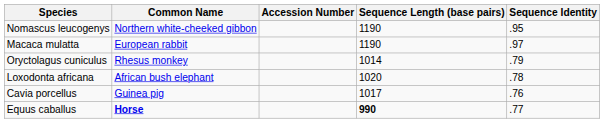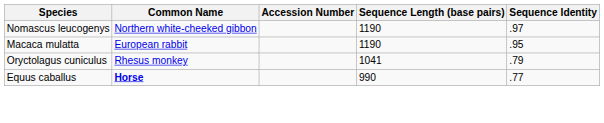(516, 28) .95 -> (516, 28) .97
(516, 45) .97 -> (516, 45) .95
(370, 61) 1014 -> (370, 61) 1041
- row: (50, 77)
- row: (42, 93)
(367, 110) bold -> (367, 77) normal
